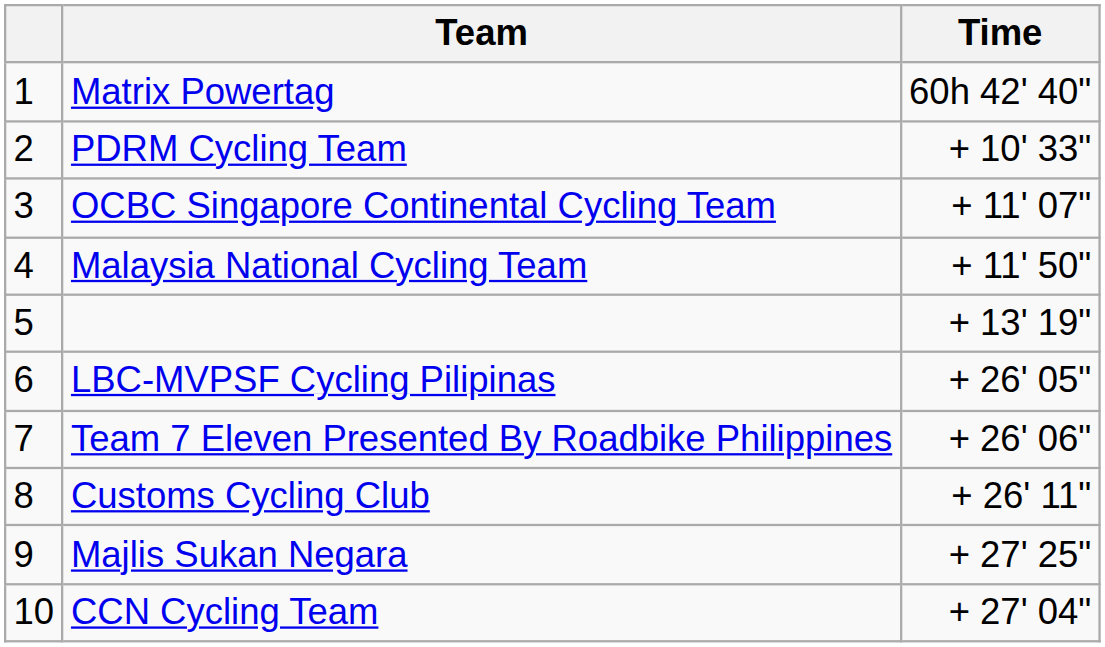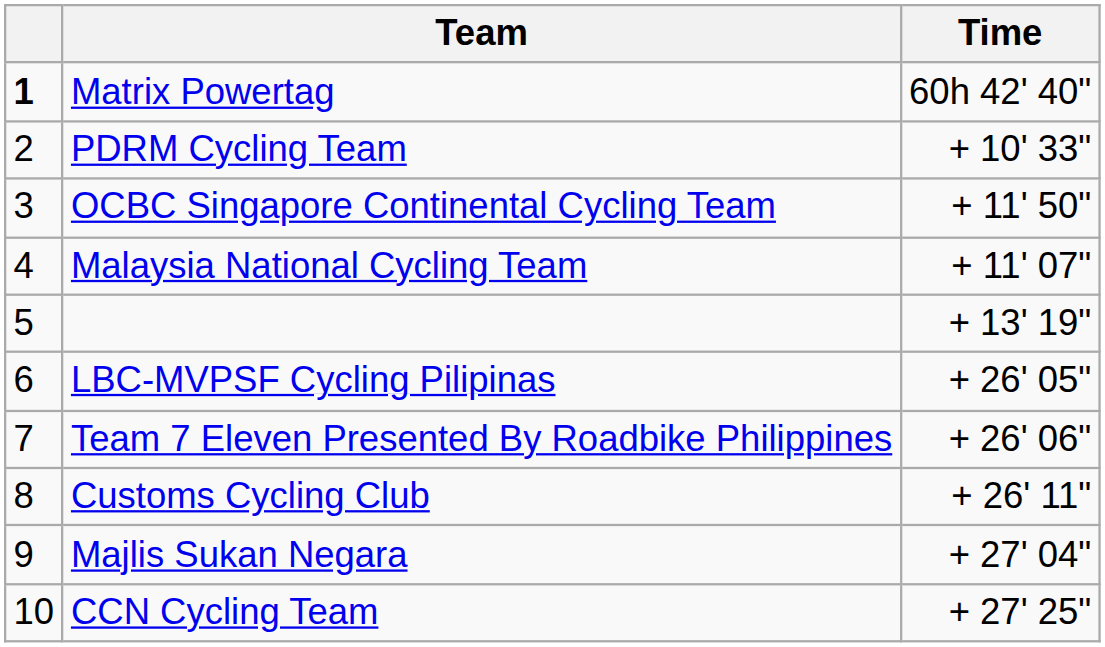(24, 91) normal -> (24, 91) bold
(1021, 206) + 11' 07" -> (1021, 206) + 11' 50"
(1021, 264) + 11' 50" -> (1021, 264) + 11' 07"
(1020, 554) + 27' 25" -> (1020, 554) + 27' 04"
(1020, 611) + 27' 04" -> (1020, 611) + 27' 25"
